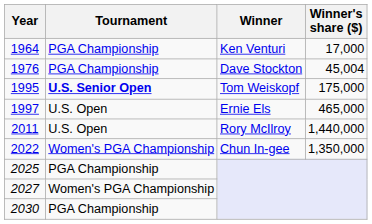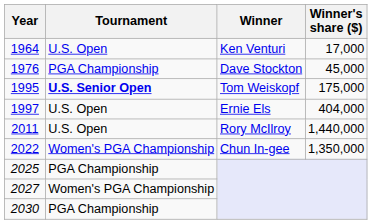(103, 48) PGA Championship -> (78, 48) U.S. Open
(345, 68) 45,004 -> (345, 68) 45,000
(341, 108) 465,000 -> (341, 108) 404,000
